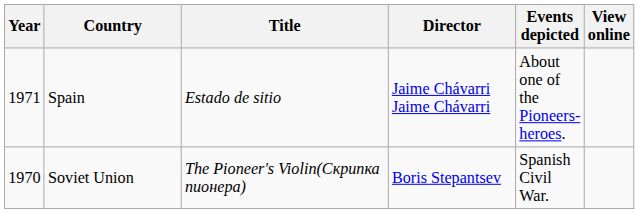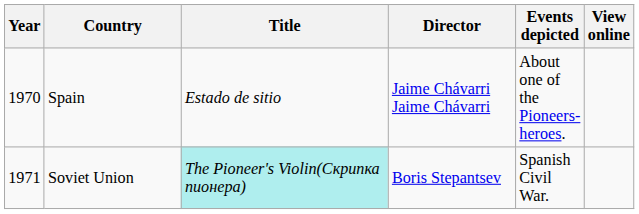(24, 97) 1971 -> (24, 97) 1970
(24, 177) 1970 -> (24, 177) 1971
(282, 177) no background -> (282, 177) paleturquoise background
